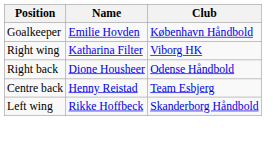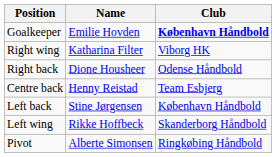(202, 32) normal -> (213, 32) bold
+ row: (29, 106)
+ row: (19, 143)
